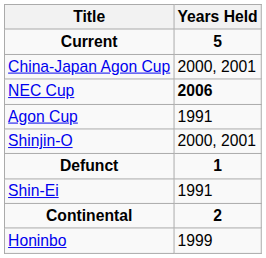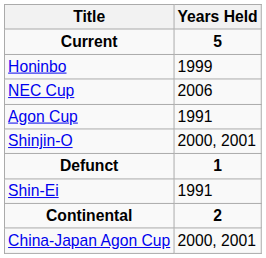rows swapped: (37, 240) <-> (89, 66)
(195, 91) bold -> (195, 91) normal
